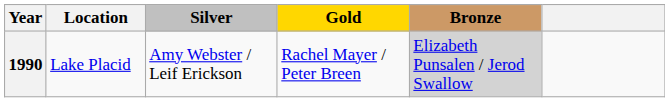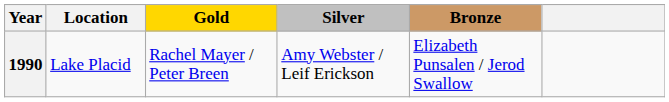columns swapped: (343, 17) <-> (211, 17)
(469, 63) lightgrey background -> (469, 63) no background
